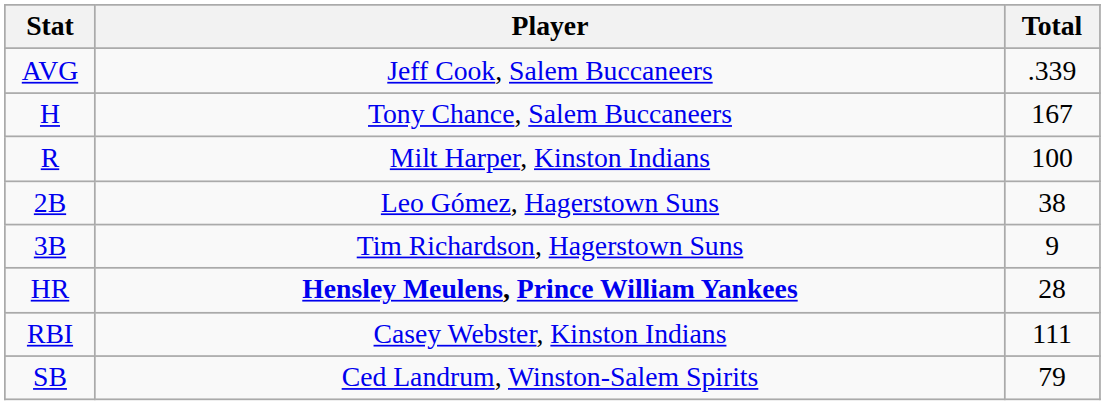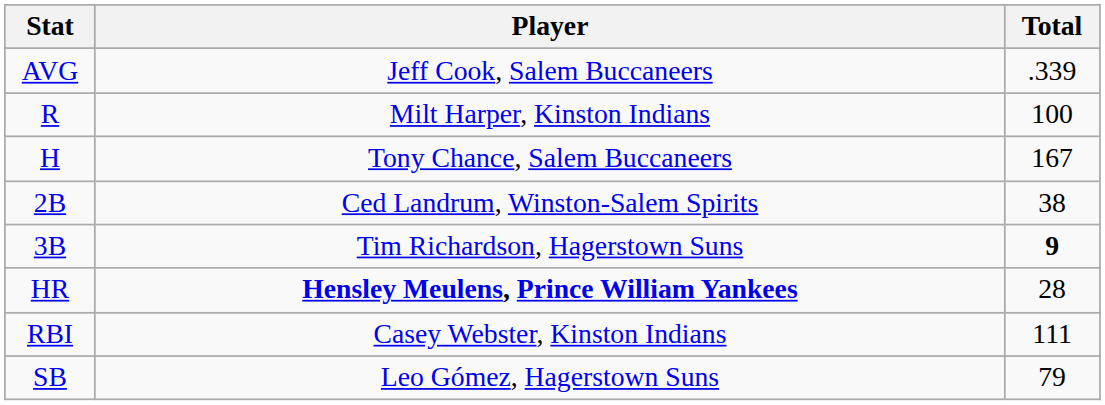rows swapped: (50, 114) <-> (50, 158)
(550, 202) Leo Gómez, Hagerstown Suns -> (550, 202) Ced Landrum, Winston-Salem Spirits
(1052, 245) normal -> (1052, 245) bold
(550, 377) Ced Landrum, Winston-Salem Spirits -> (550, 377) Leo Gómez, Hagerstown Suns
